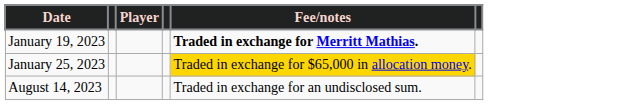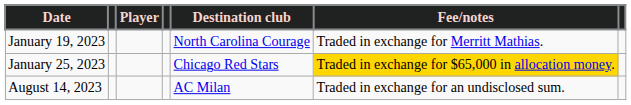+ column: (242, 17)
(296, 41) bold -> (430, 41) normal
